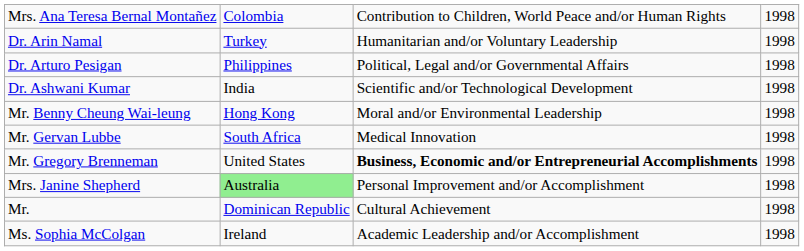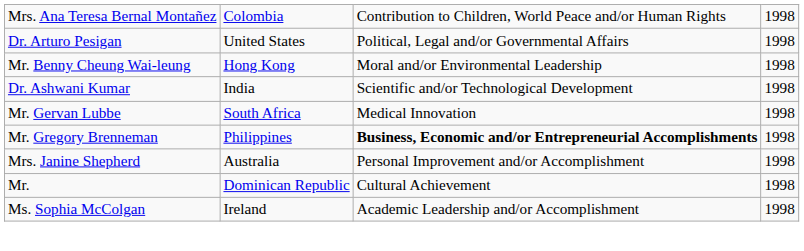- row: (55, 40)
(258, 64) Philippines -> (264, 40) United States
rows swapped: (69, 88) <-> (99, 112)
(264, 161) United States -> (258, 137) Philippines
(251, 185) lightgreen background -> (251, 161) no background
